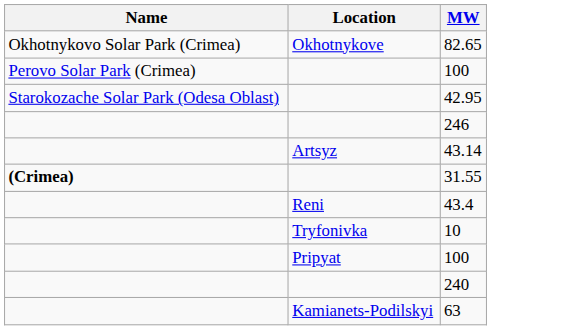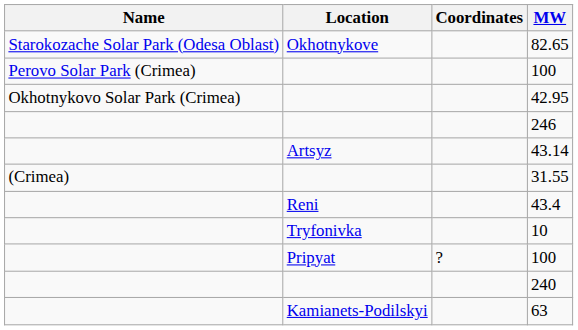+ column: (479, 17)
(124, 44) Okhotnykovo Solar Park (Crimea) -> (144, 44) Starokozache Solar Park (Odesa Oblast)
(144, 97) Starokozache Solar Park (Odesa Oblast) -> (124, 97) Okhotnykovo Solar Park (Crimea)
(41, 177) bold -> (39, 177) normal
